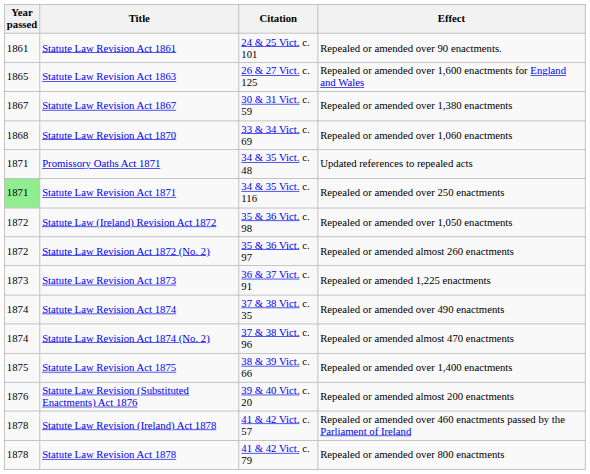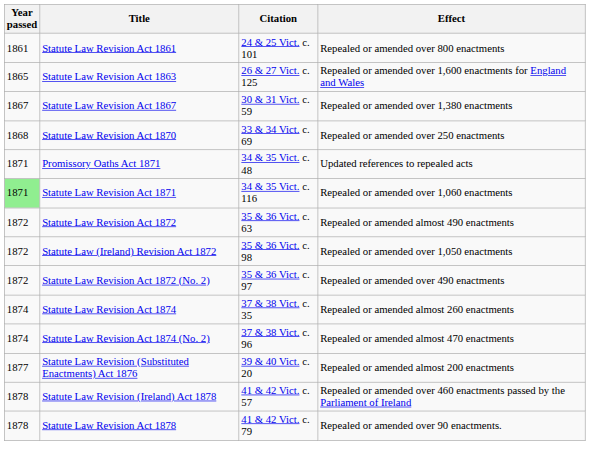(411, 48) Repealed or amended over 90 enactments. -> (412, 48) Repealed or amended over 800 enactments
(416, 135) Repealed or amended over 1,060 enactments -> (412, 135) Repealed or amended over 250 enactments
(412, 193) Repealed or amended over 250 enactments -> (416, 193) Repealed or amended over 1,060 enactments
+ row: (109, 222)
(417, 251) Repealed or amended almost 260 enactments -> (412, 280) Repealed or amended over 490 enactments
- row: (109, 280)
(412, 309) Repealed or amended over 490 enactments -> (417, 309) Repealed or amended almost 260 enactments
- row: (109, 367)
(18, 396) 1876 -> (18, 367) 1877
(412, 454) Repealed or amended over 800 enactments -> (411, 425) Repealed or amended over 90 enactments.
